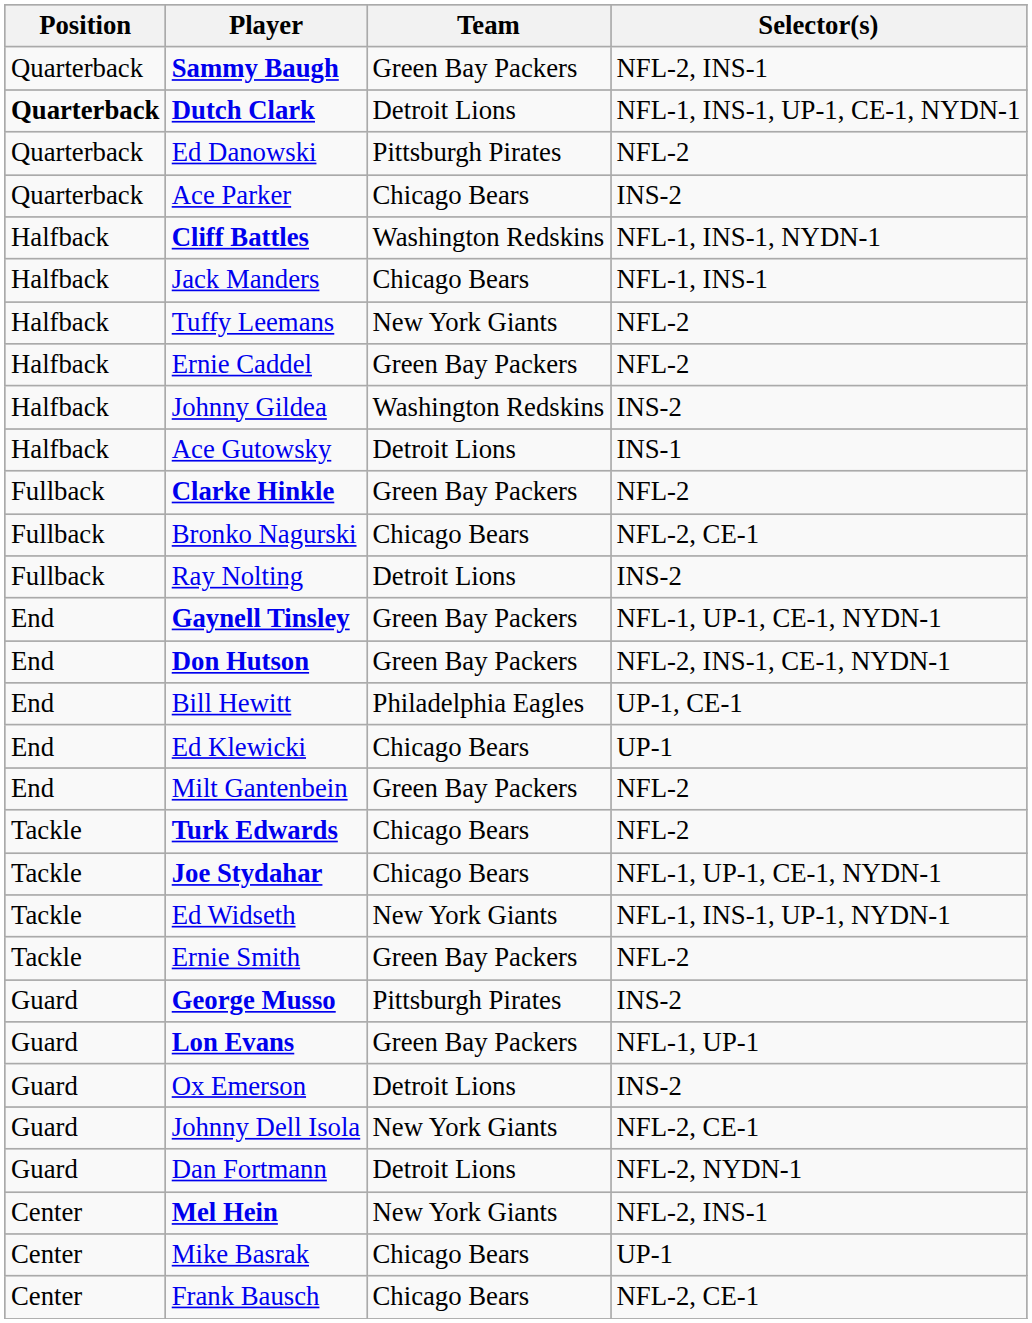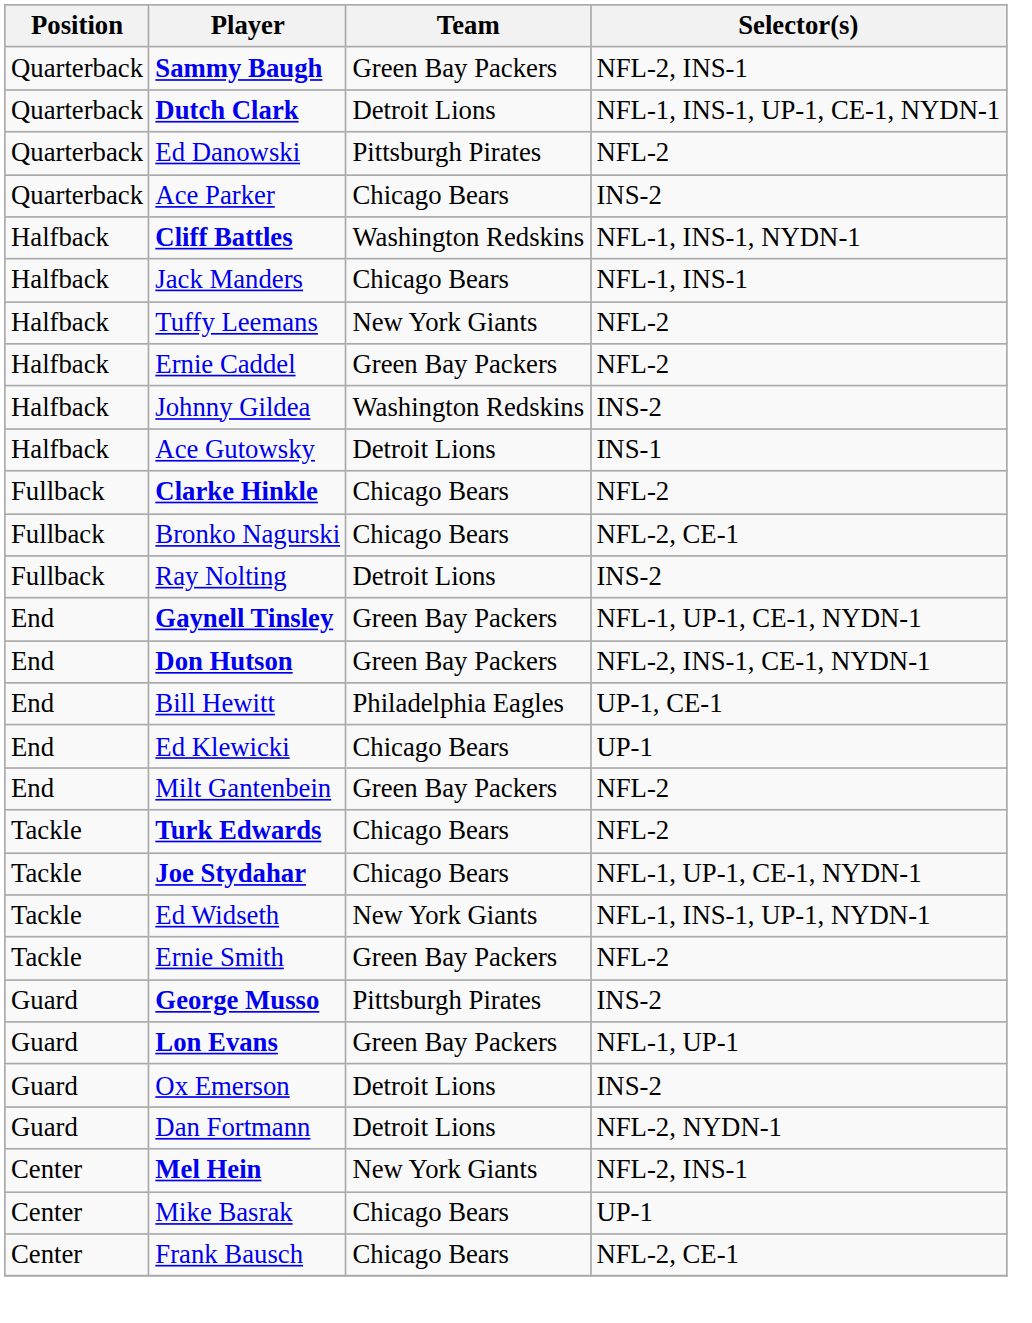(85, 110) bold -> (77, 110) normal
(475, 491) Green Bay Packers -> (431, 491) Chicago Bears
- row: (266, 1127)
